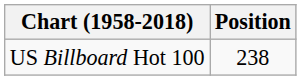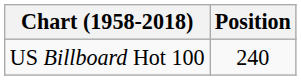(253, 57) 238 -> (253, 57) 240
